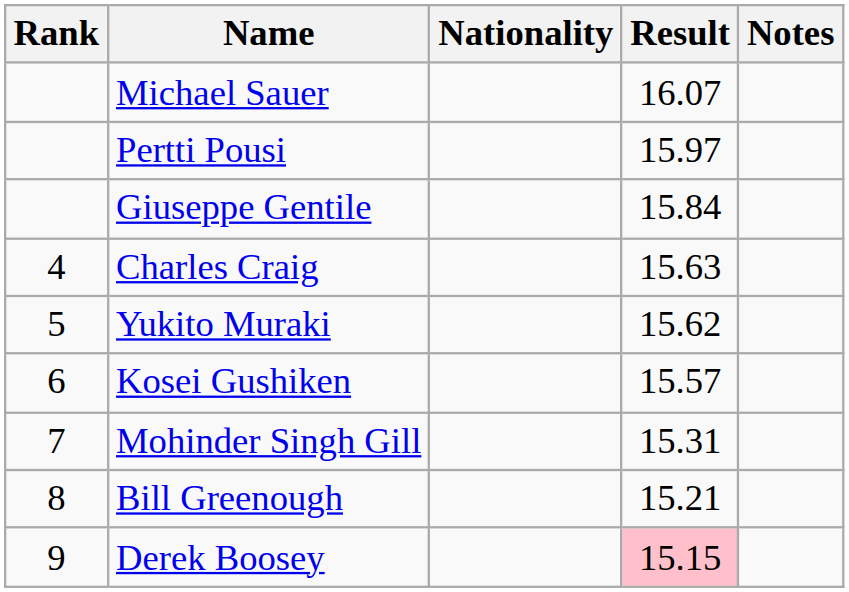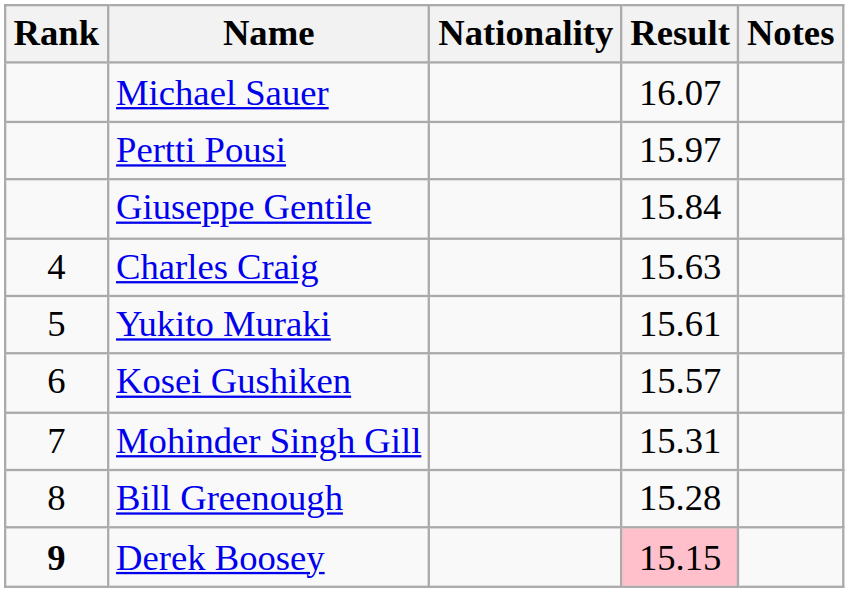(680, 324) 15.62 -> (680, 324) 15.61
(680, 498) 15.21 -> (680, 498) 15.28
(56, 556) normal -> (56, 556) bold
